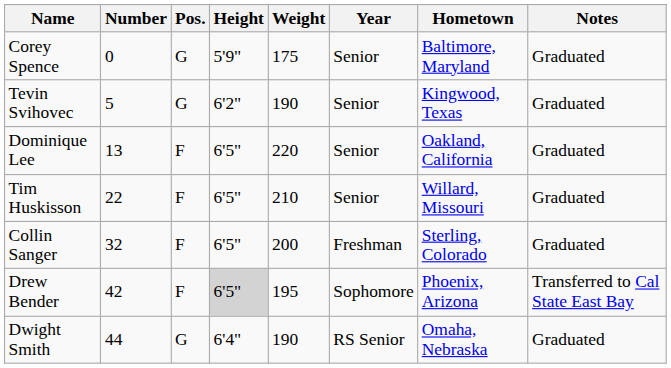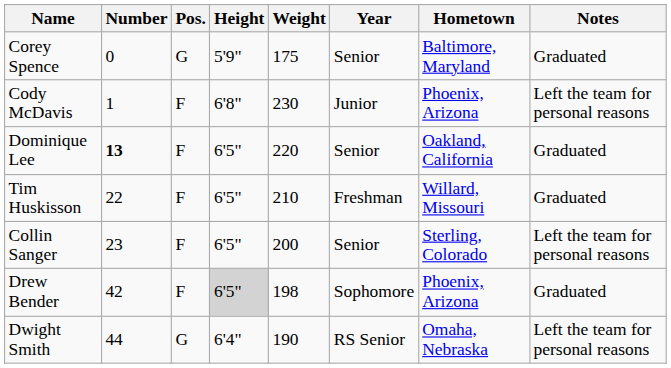+ row: (41, 103)
- row: (41, 103)
(114, 150) normal -> (114, 150) bold
(356, 197) Senior -> (368, 197) Freshman
(114, 244) 32 -> (114, 244) 23
(368, 244) Freshman -> (357, 244) Senior
(568, 244) Graduated -> (592, 244) Left the team for personal reasons
(285, 292) 195 -> (286, 292) 198
(596, 292) Transferred to Cal State East Bay -> (570, 292) Graduated
(568, 339) Graduated -> (592, 339) Left the team for personal reasons
